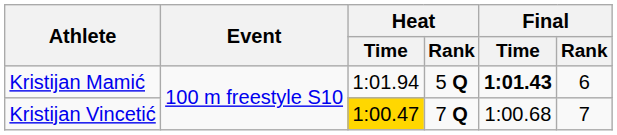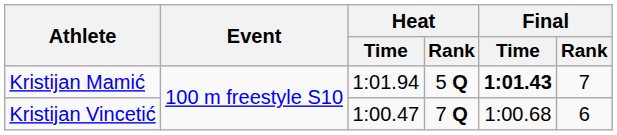(584, 82) 6 -> (584, 82) 7
(386, 114) gold background -> (386, 114) no background
(584, 114) 7 -> (584, 114) 6
